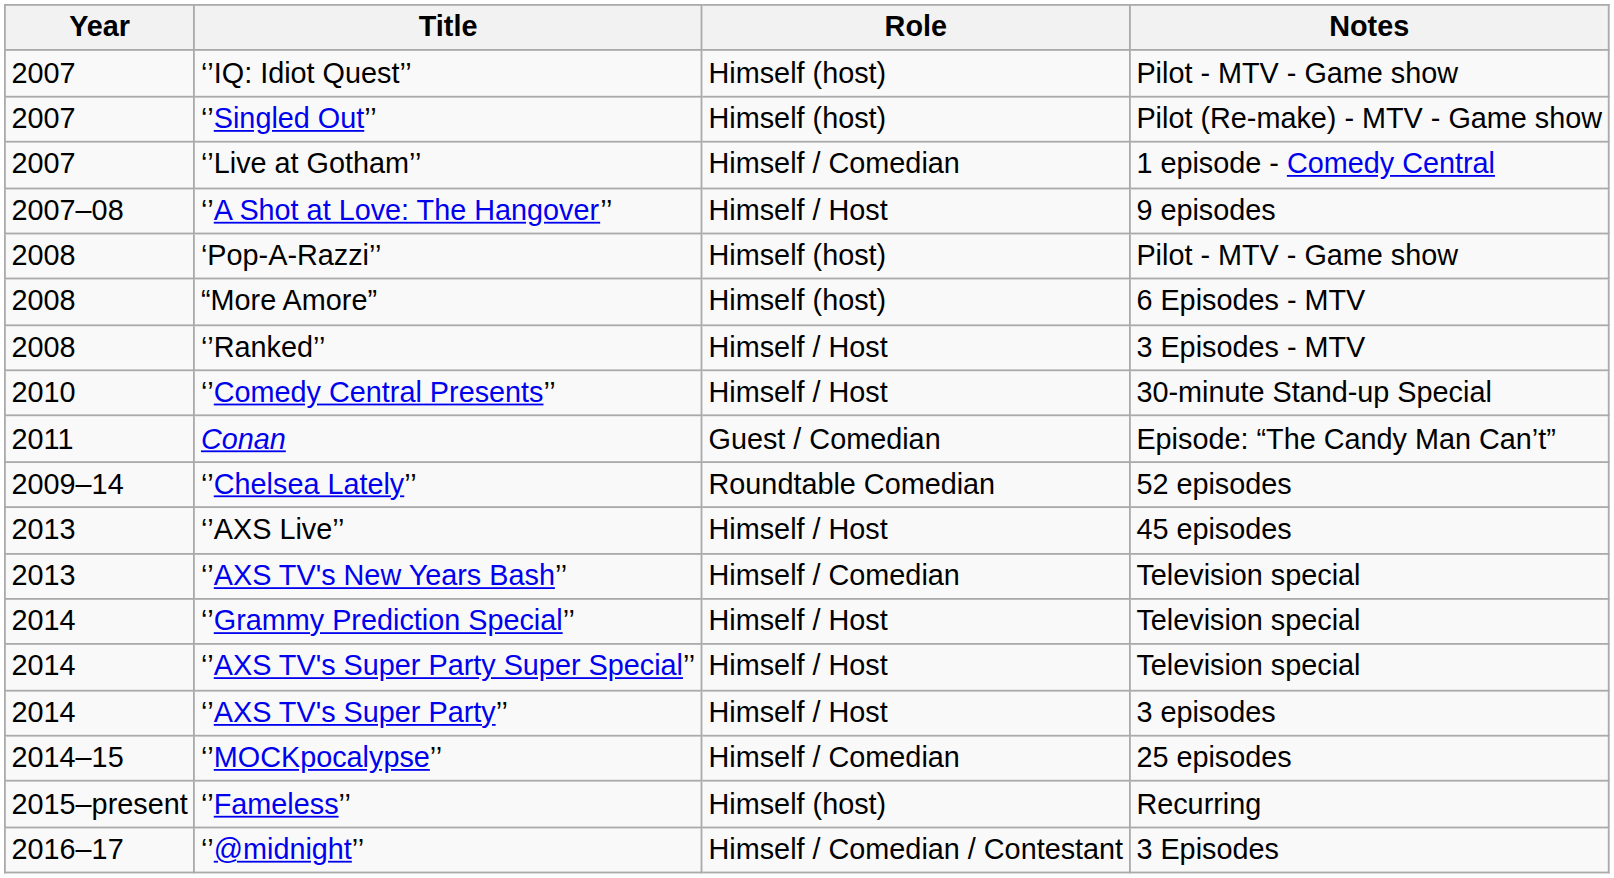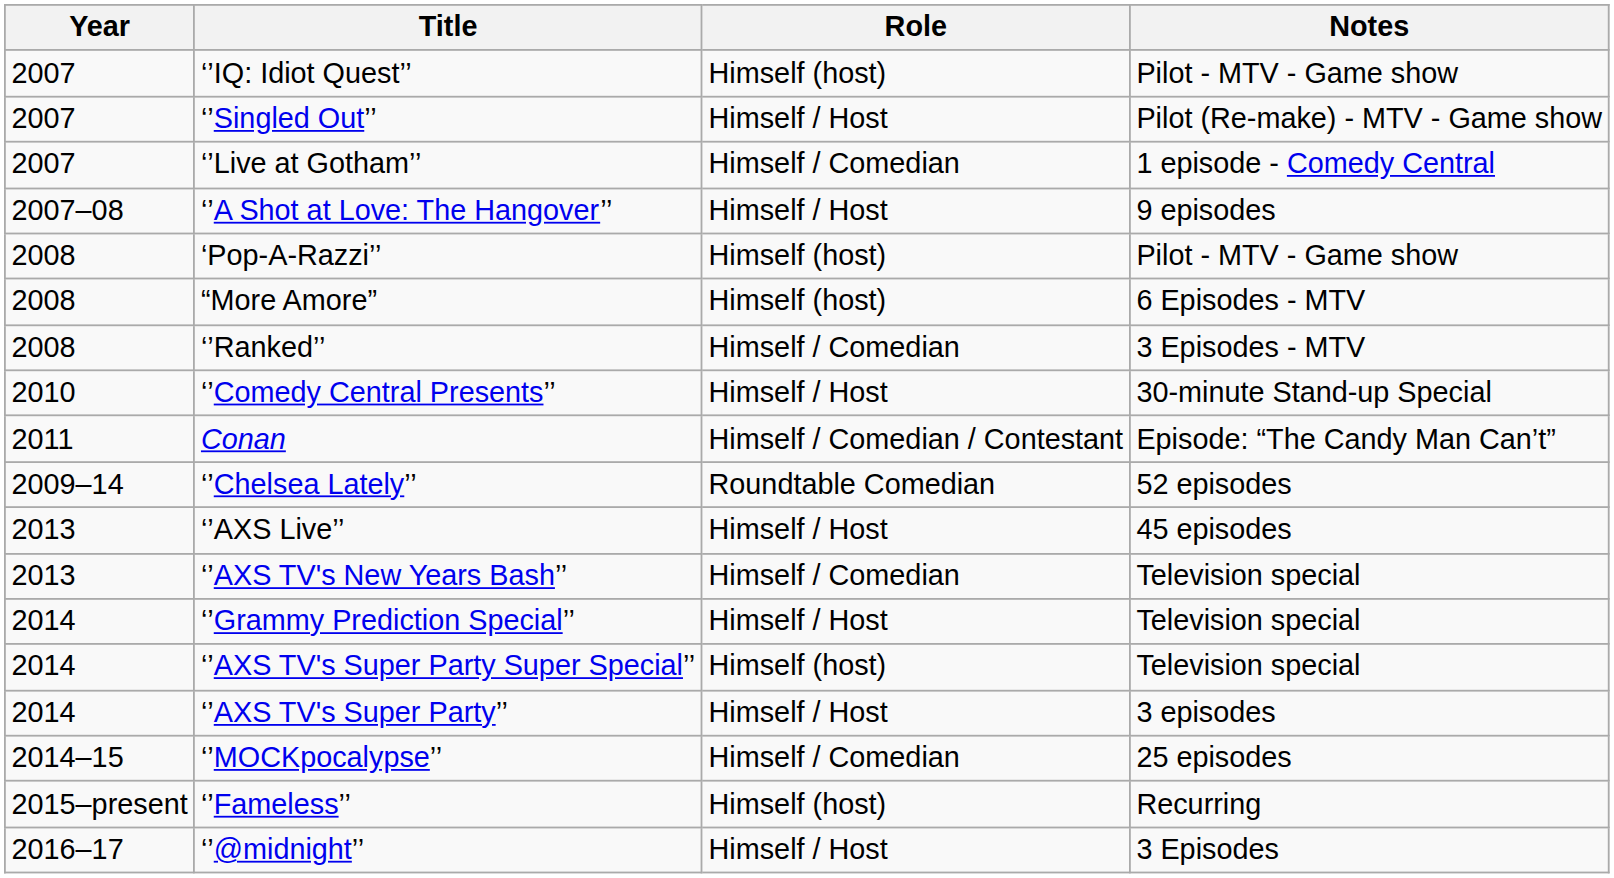(797, 118) Himself (host) -> (798, 118) Himself / Host
(798, 347) Himself / Host -> (834, 347) Himself / Comedian
(825, 438) Guest / Comedian -> (916, 438) Himself / Comedian / Contestant
(798, 666) Himself / Host -> (797, 666) Himself (host)
(916, 849) Himself / Comedian / Contestant -> (798, 849) Himself / Host
